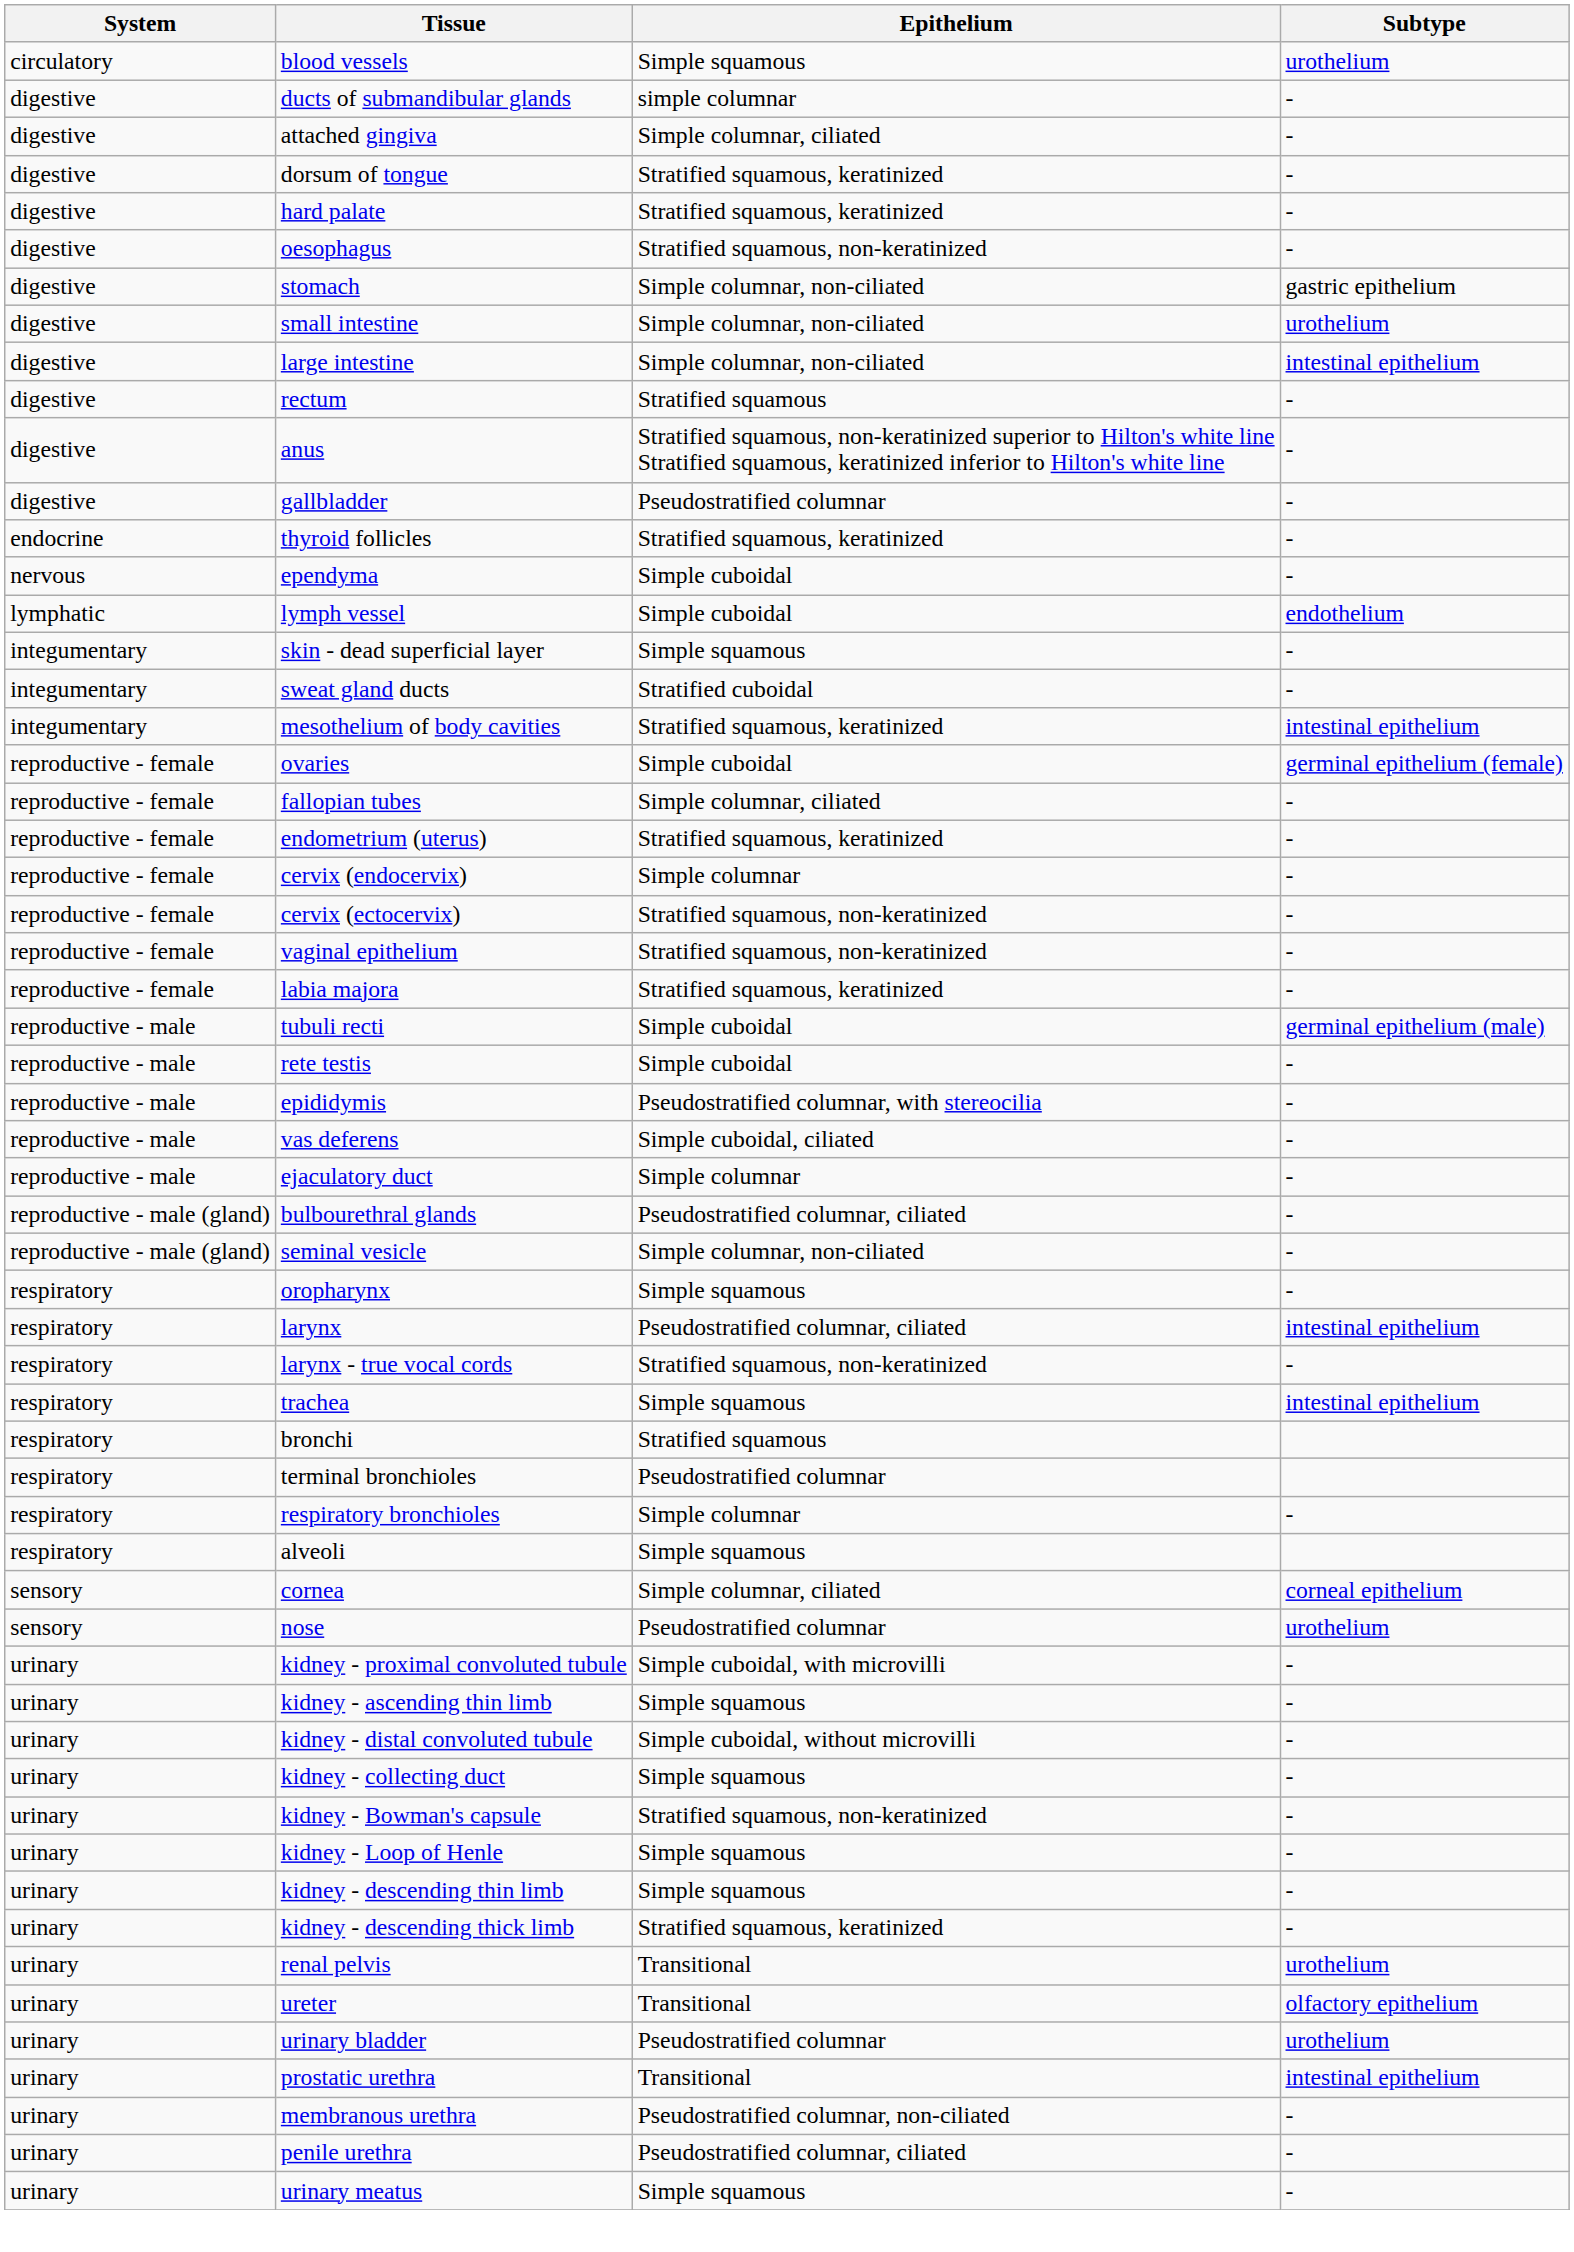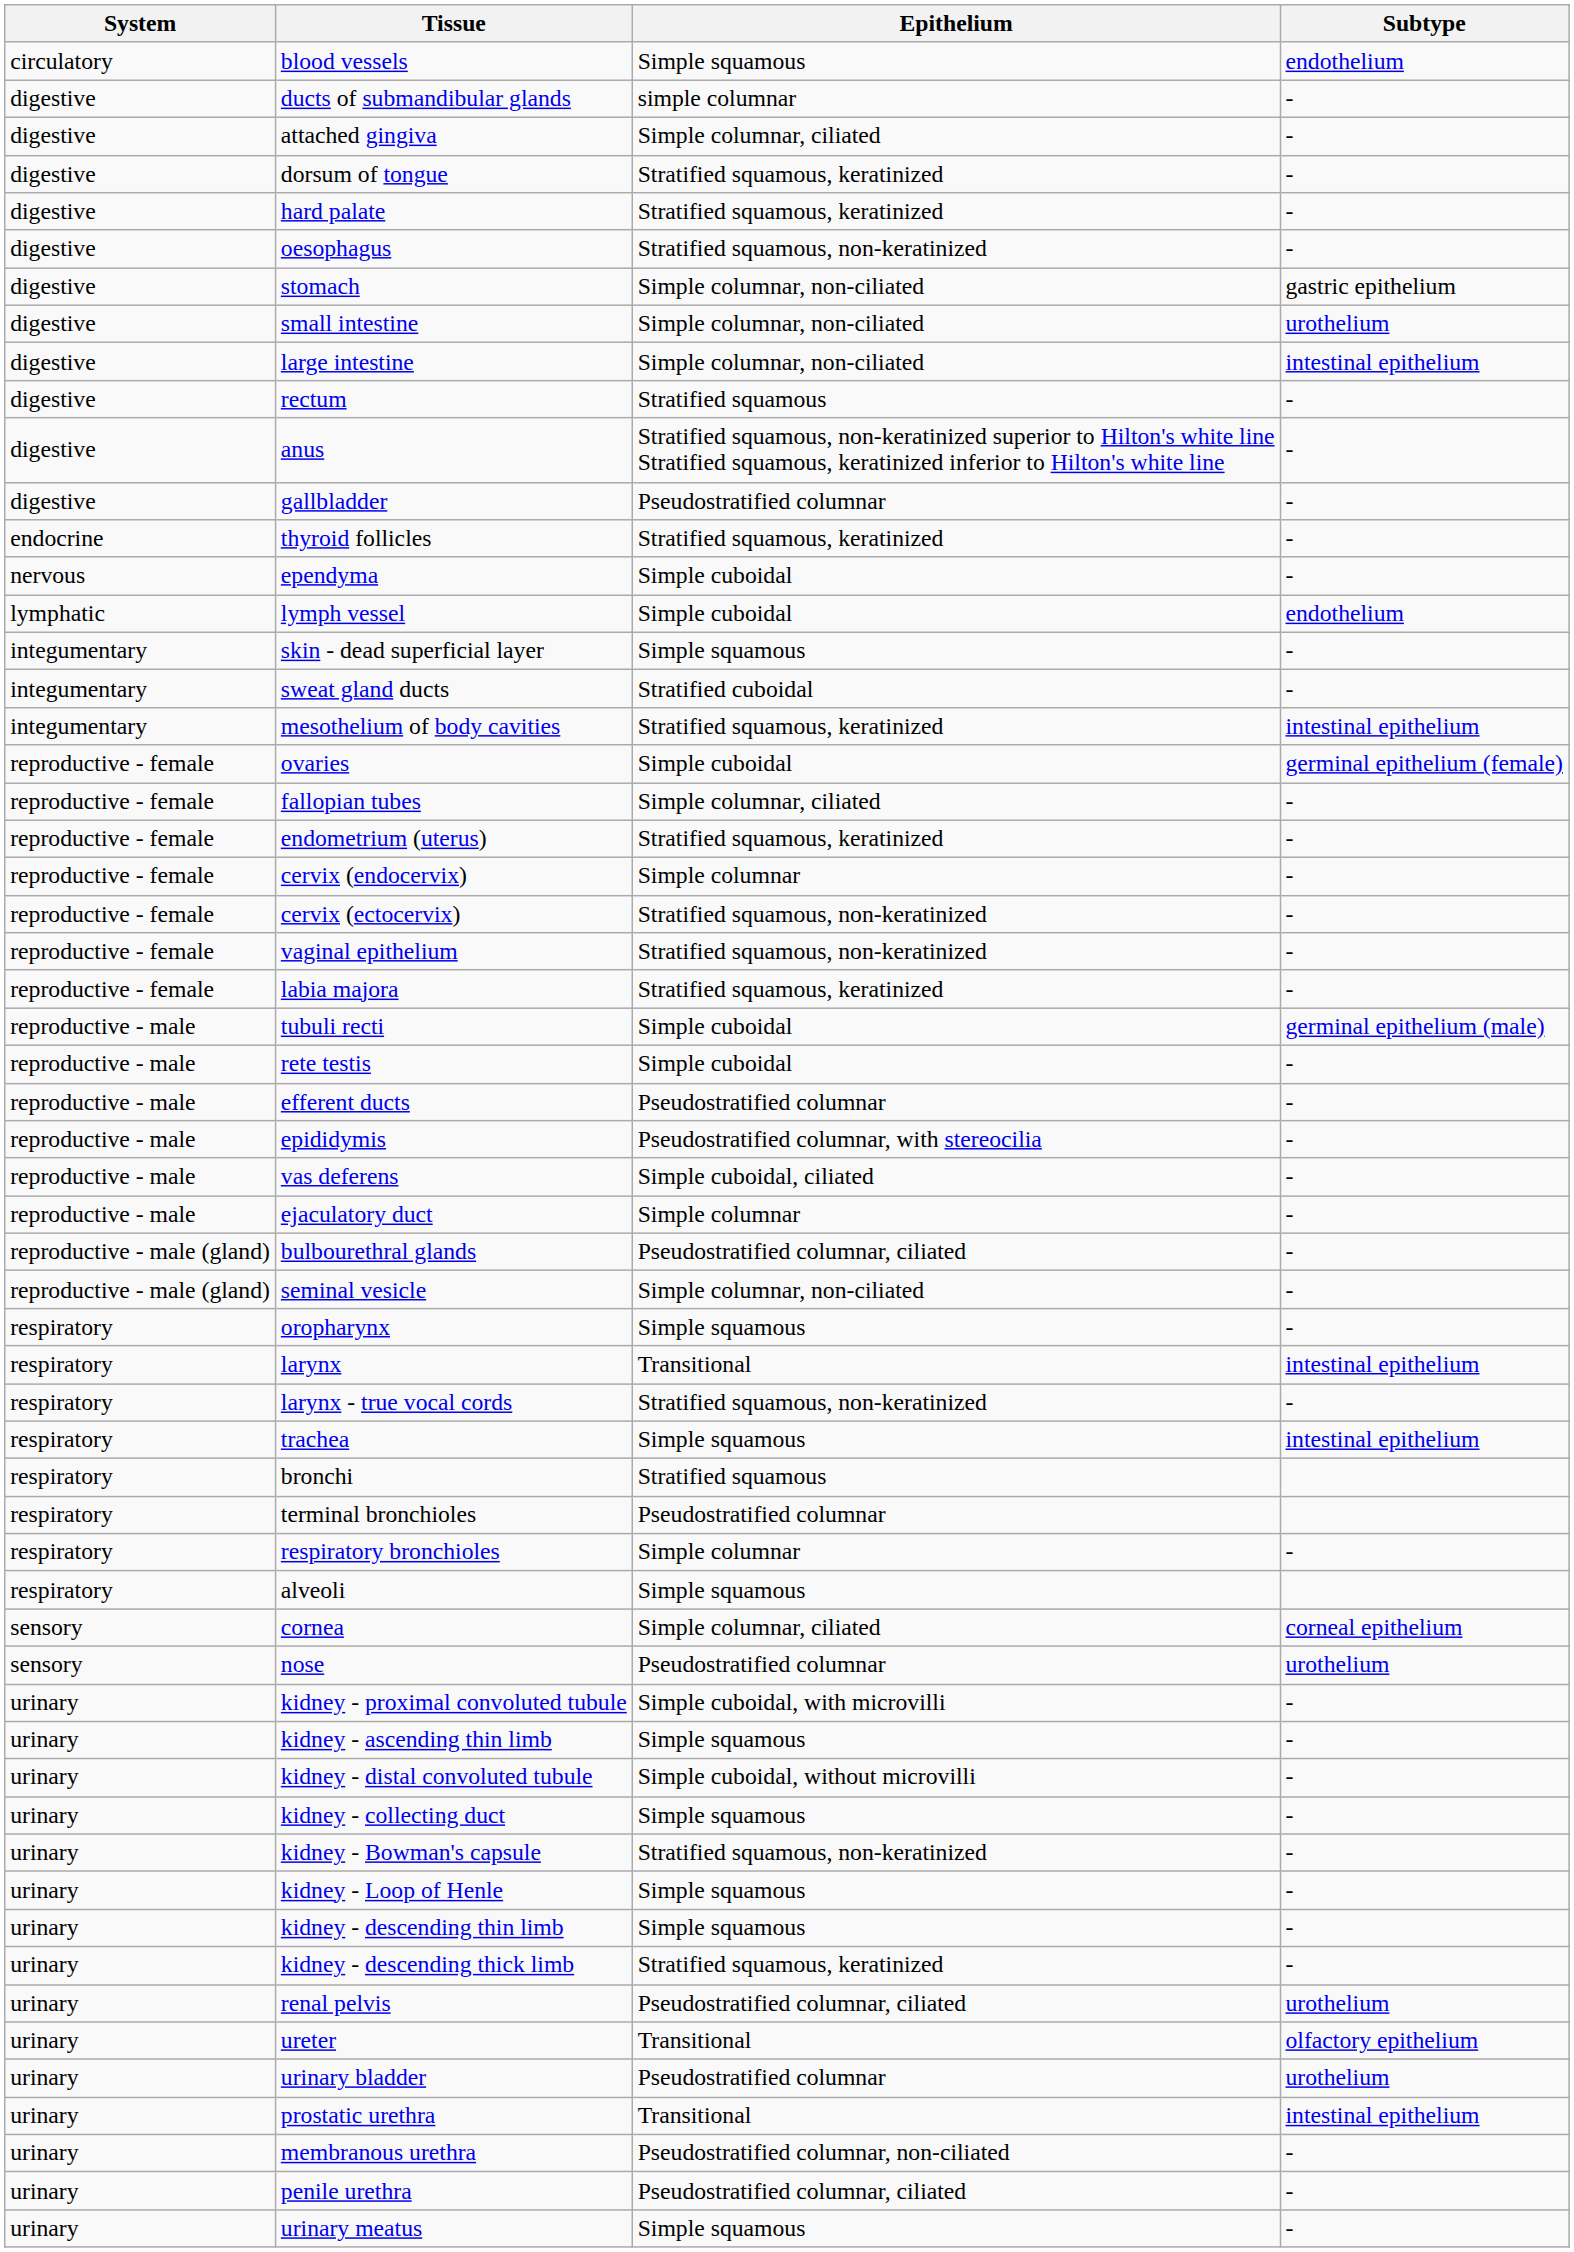(1337, 60) urothelium -> (1345, 60) endothelium
+ row: (345, 1101)
(802, 1326) Pseudostratified columnar, ciliated -> (694, 1364) Transitional
(694, 1965) Transitional -> (802, 2002) Pseudostratified columnar, ciliated
